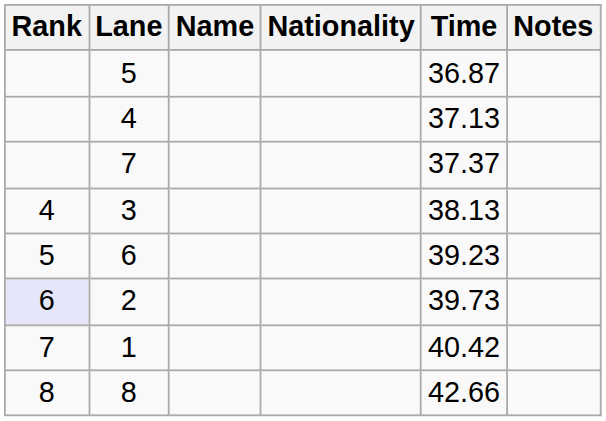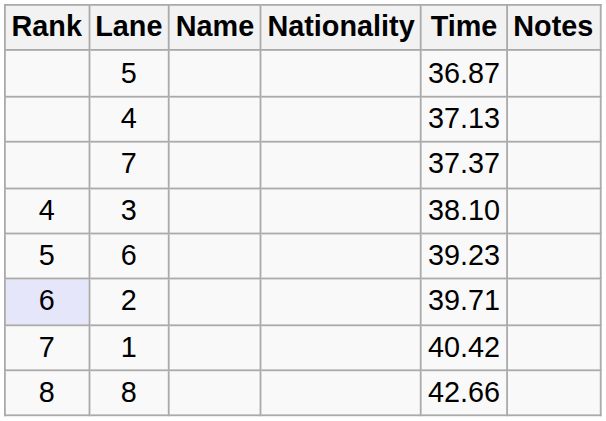(464, 210) 38.13 -> (464, 210) 38.10
(464, 301) 39.73 -> (464, 301) 39.71
